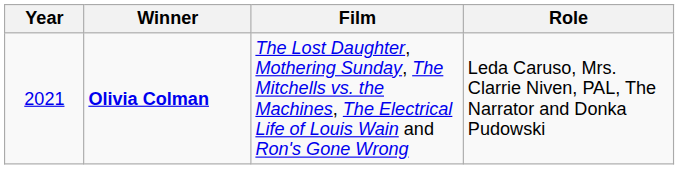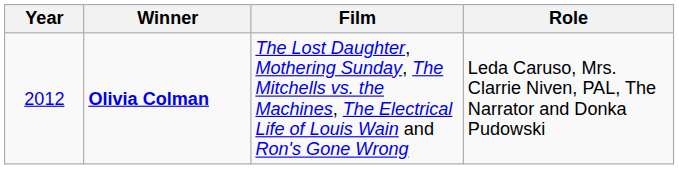(44, 98) 2021 -> (44, 98) 2012
